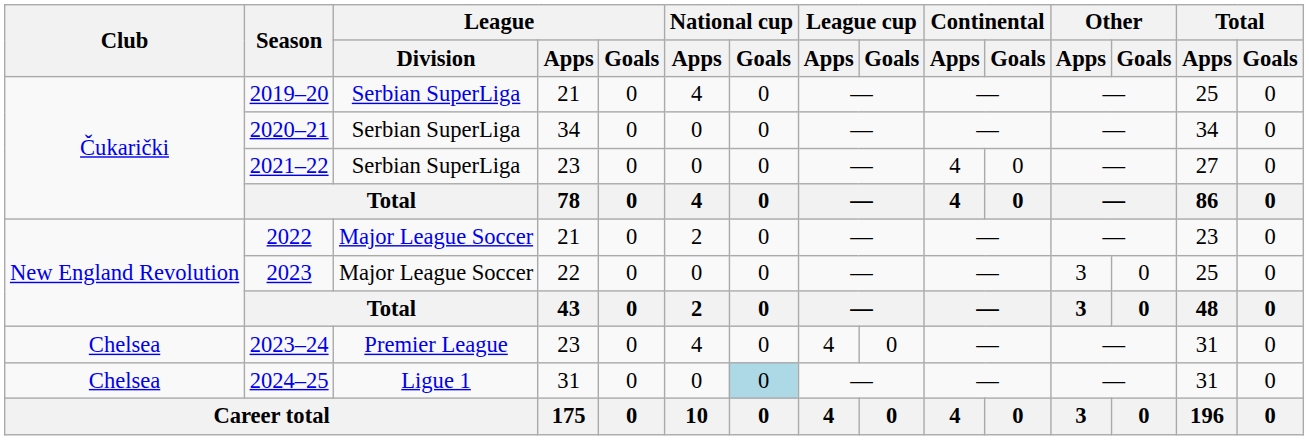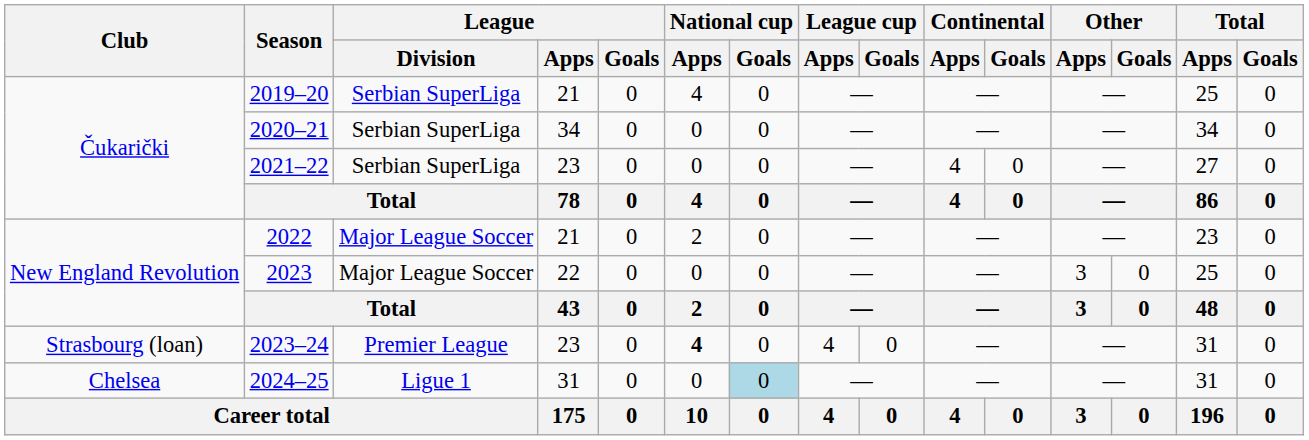(125, 344) Chelsea -> (125, 344) Strasbourg (loan)
(697, 344) normal -> (697, 344) bold
